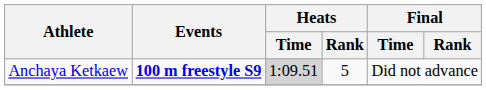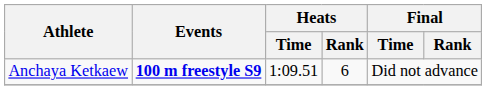(294, 71) lightgrey background -> (294, 71) no background
(345, 71) 5 -> (345, 71) 6
